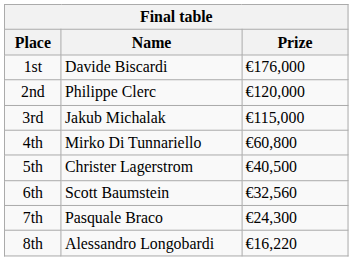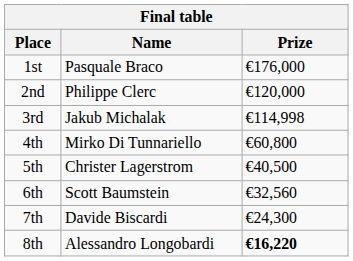(116, 67) Davide Biscardi -> (114, 67) Pasquale Braco
(275, 117) €115,000 -> (275, 117) €114,998
(114, 218) Pasquale Braco -> (116, 218) Davide Biscardi
(271, 243) normal -> (271, 243) bold
